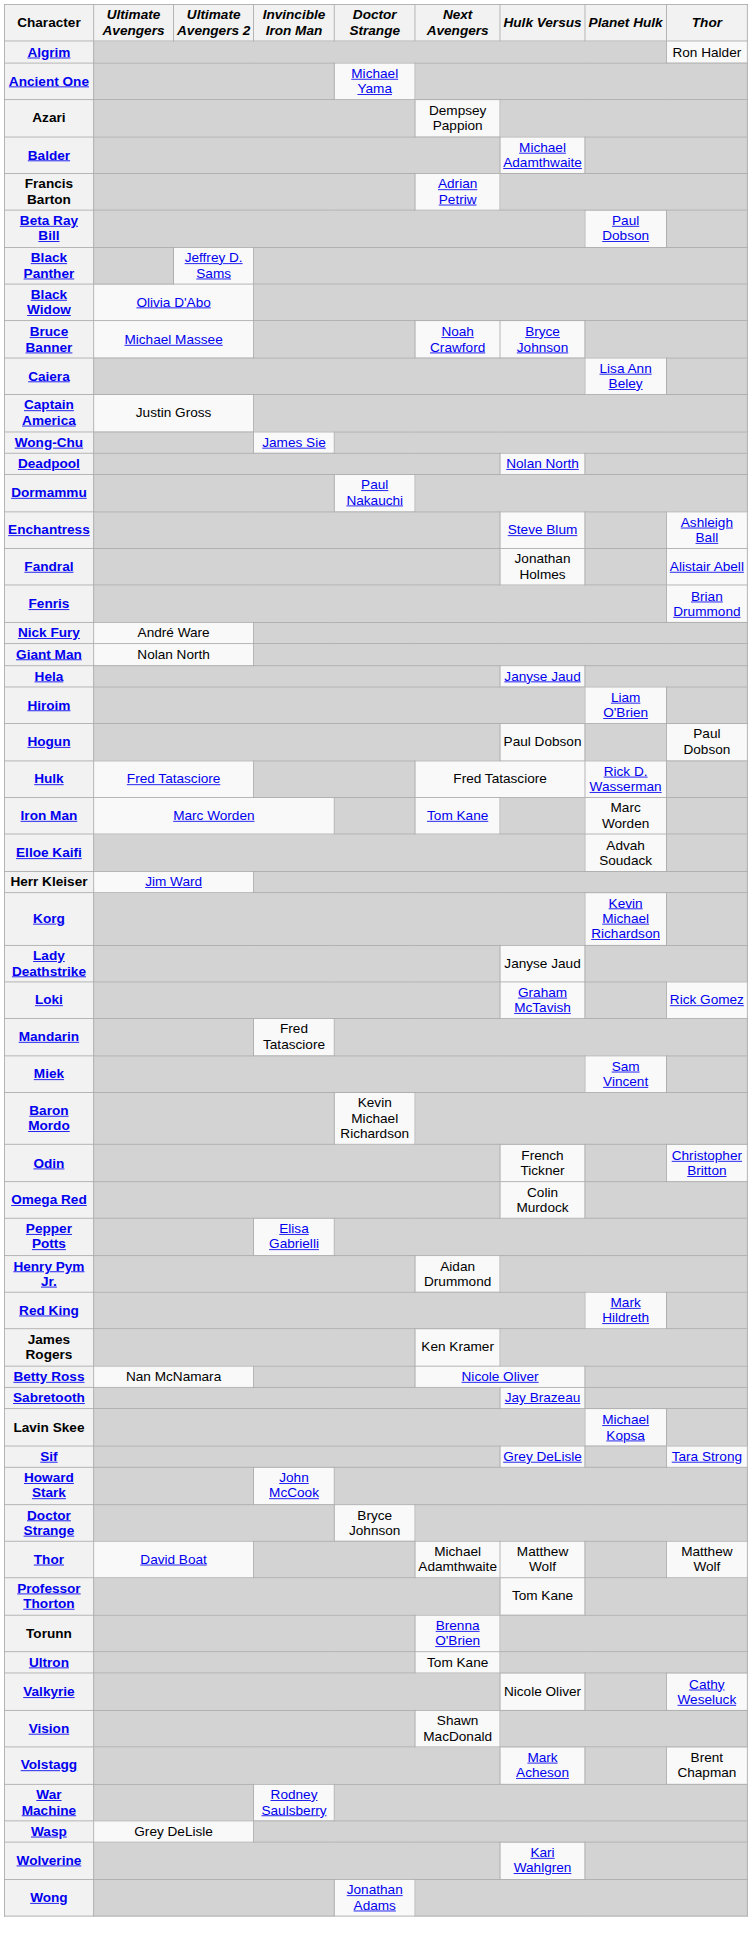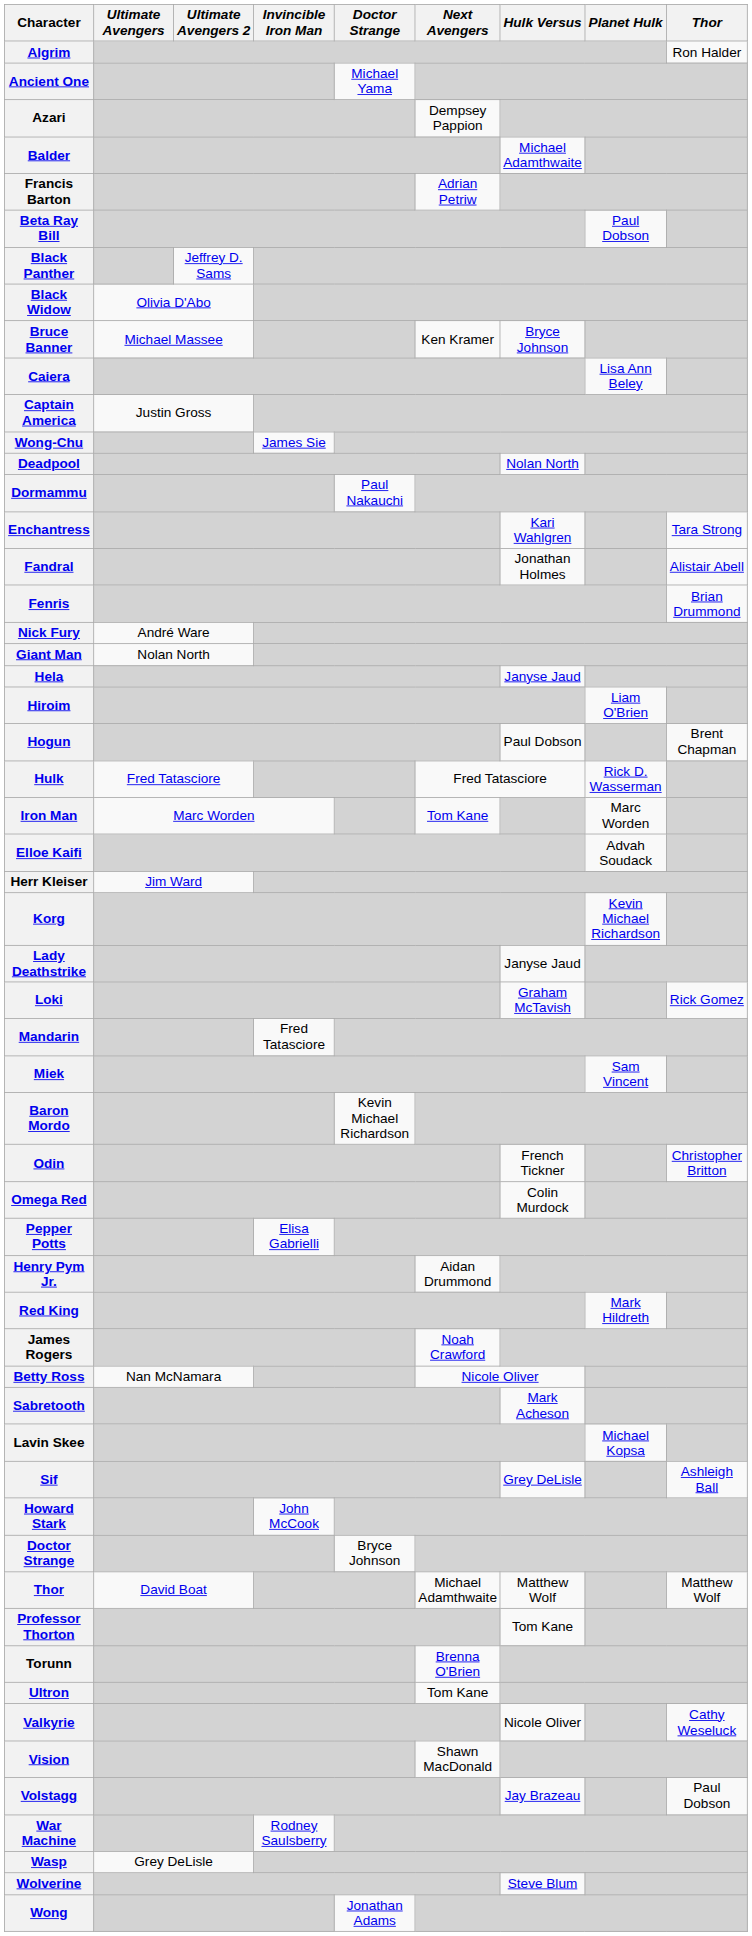(458, 339) Noah Crawford -> (458, 339) Ken Kramer
(543, 530) Steve Blum -> (543, 530) Kari Wahlgren
(707, 530) Ashleigh Ball -> (707, 530) Tara Strong
(707, 742) Paul Dobson -> (707, 742) Brent Chapman
(458, 1347) Ken Kramer -> (458, 1347) Noah Crawford
(543, 1398) Jay Brazeau -> (543, 1405) Mark Acheson
(707, 1456) Tara Strong -> (707, 1479) Ashleigh Ball
(543, 1765) Mark Acheson -> (543, 1796) Jay Brazeau
(707, 1765) Brent Chapman -> (707, 1796) Paul Dobson
(543, 1860) Kari Wahlgren -> (543, 1883) Steve Blum
